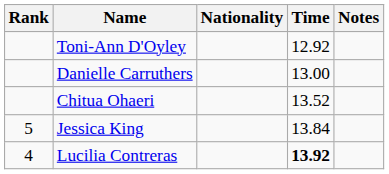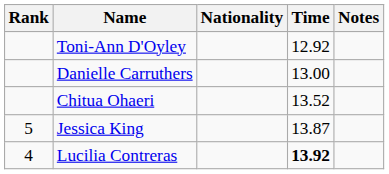(311, 127) 13.84 -> (311, 127) 13.87
